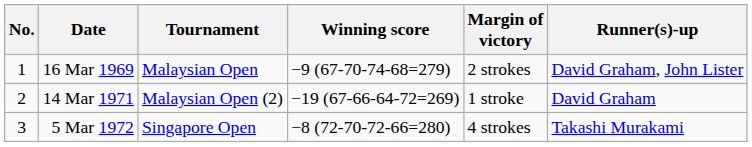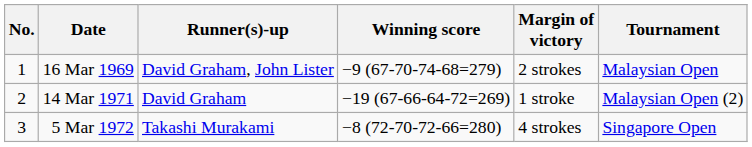columns swapped: (212, 29) <-> (647, 29)
